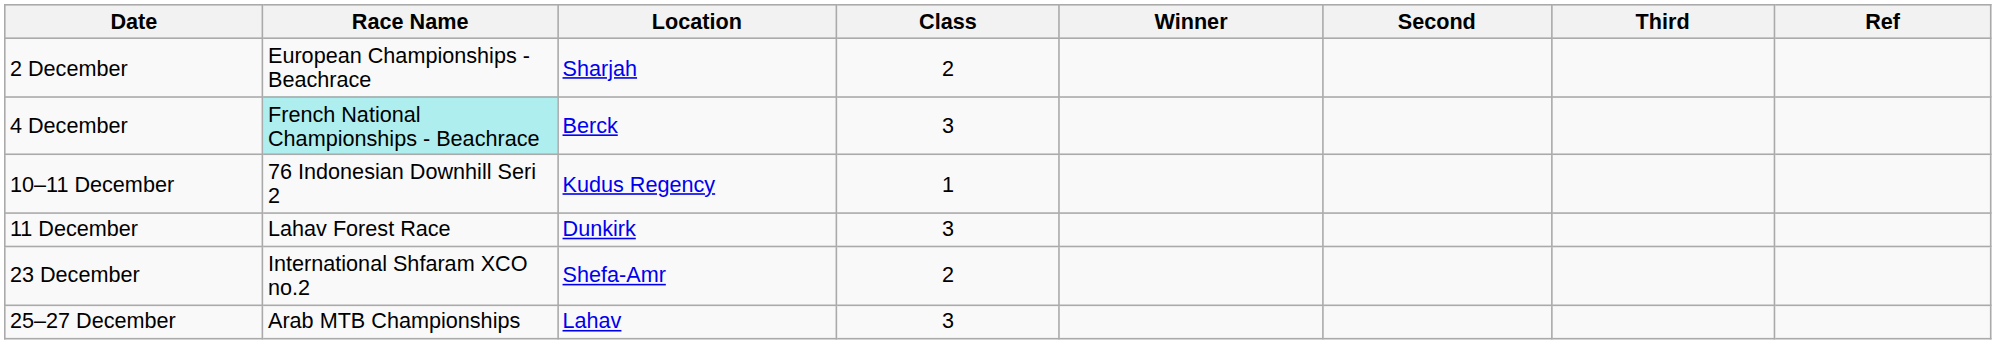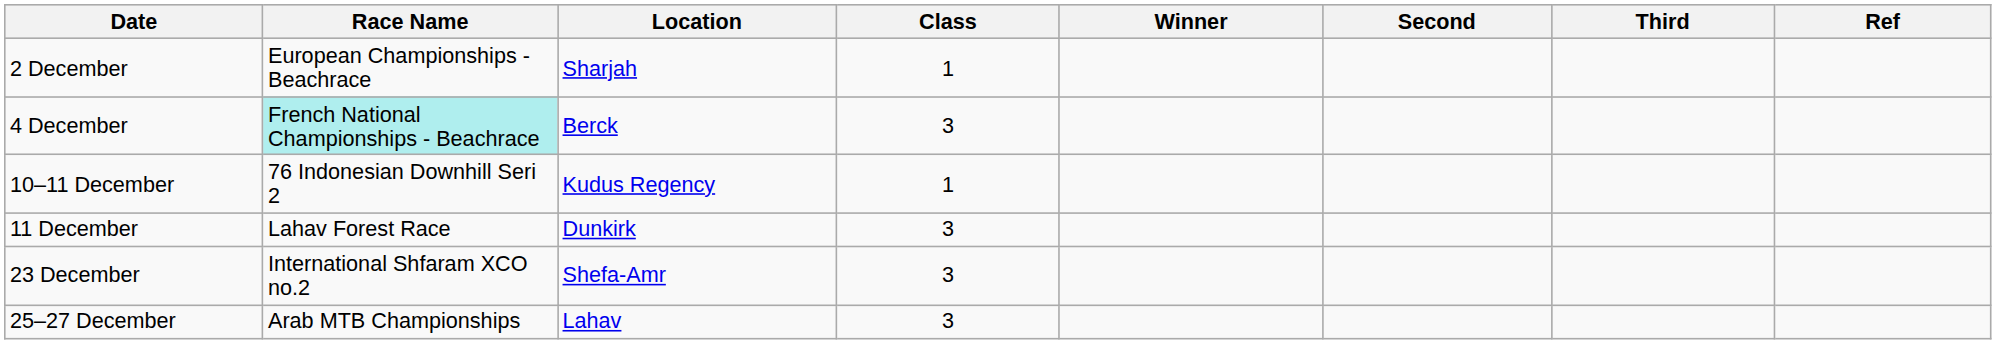(948, 67) 2 -> (948, 67) 1
(948, 275) 2 -> (948, 275) 3
